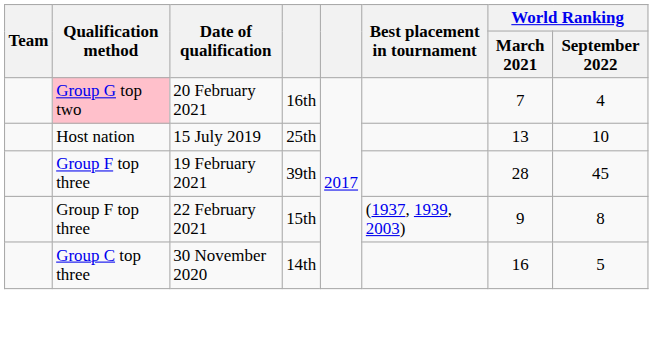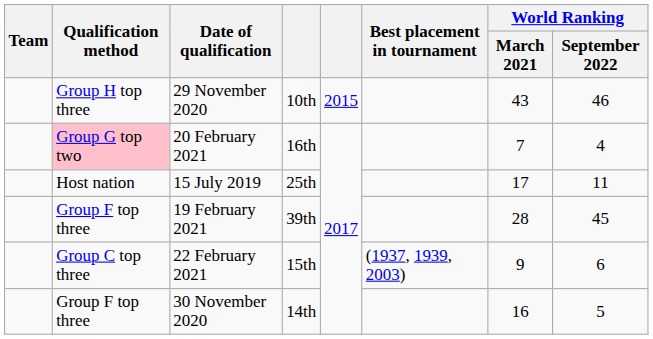+ row: (220, 100)
(520, 136) 13 -> (520, 182) 17
(600, 136) 10 -> (600, 182) 11
(98, 219) Group F top three -> (99, 265) Group C top three
(600, 219) 8 -> (600, 265) 6
(99, 265) Group C top three -> (98, 311) Group F top three
